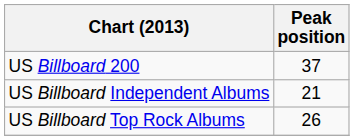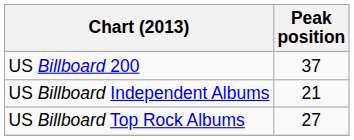(311, 120) 26 -> (311, 120) 27
